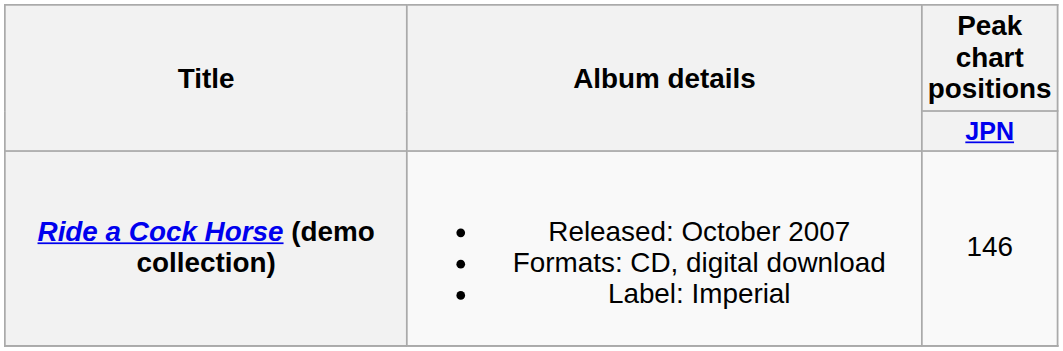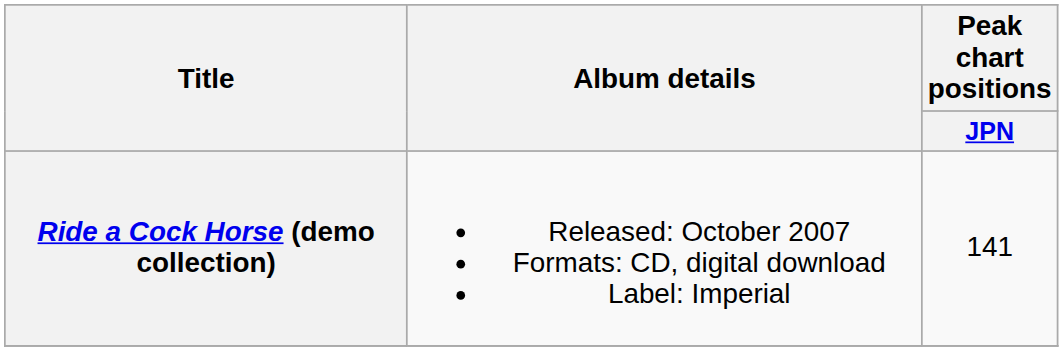(990, 247) 146 -> (990, 247) 141
